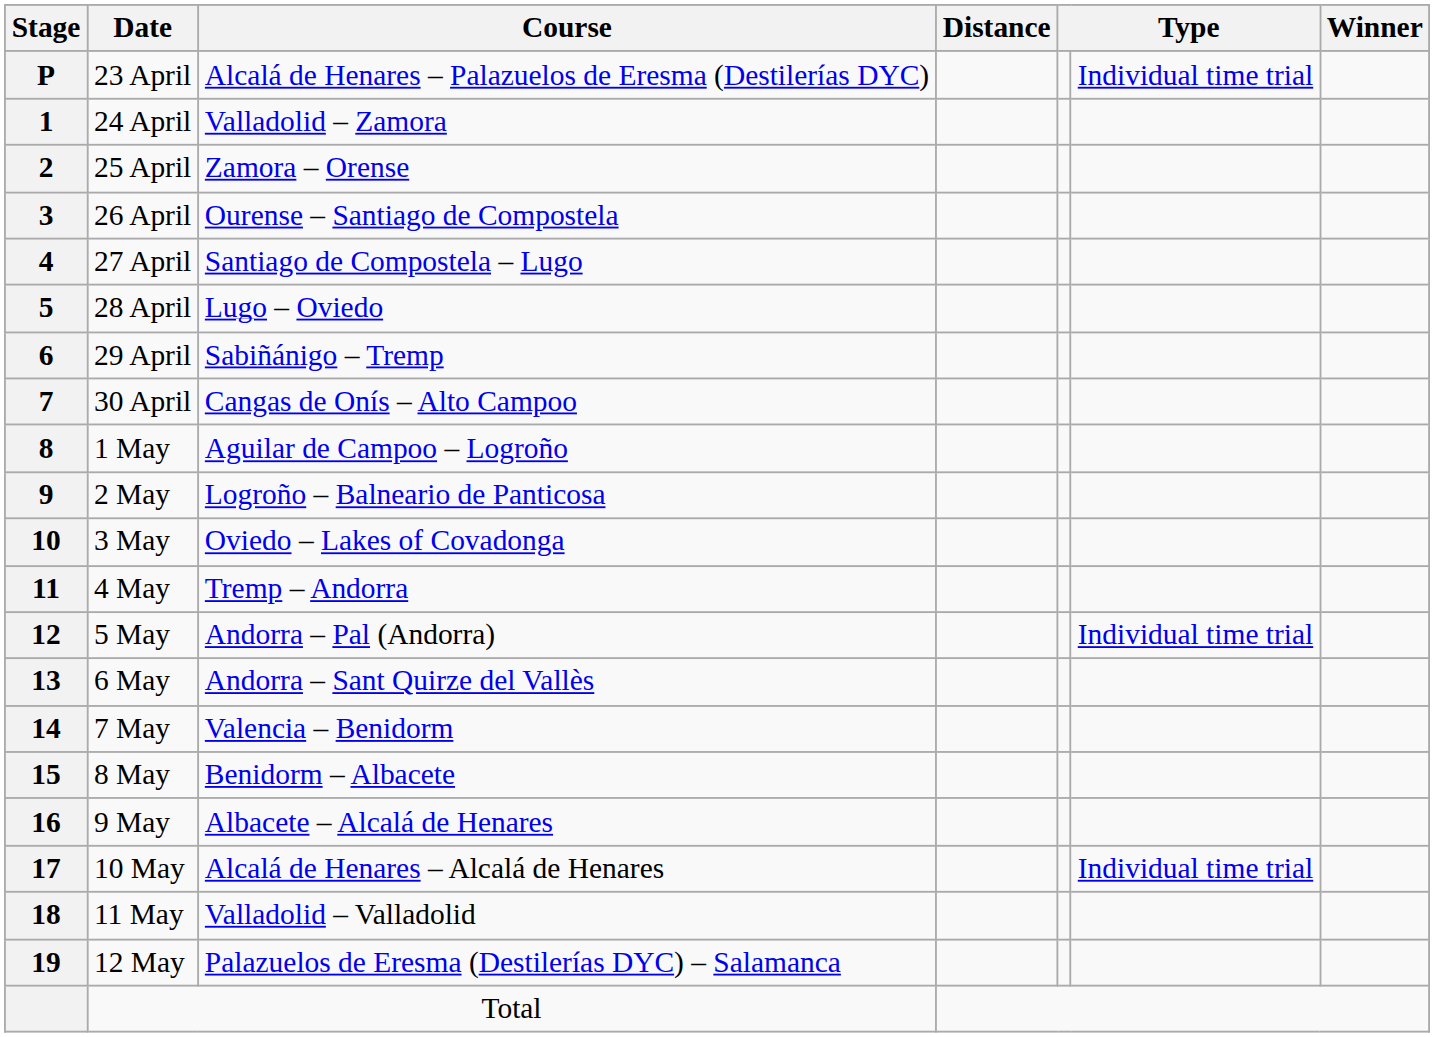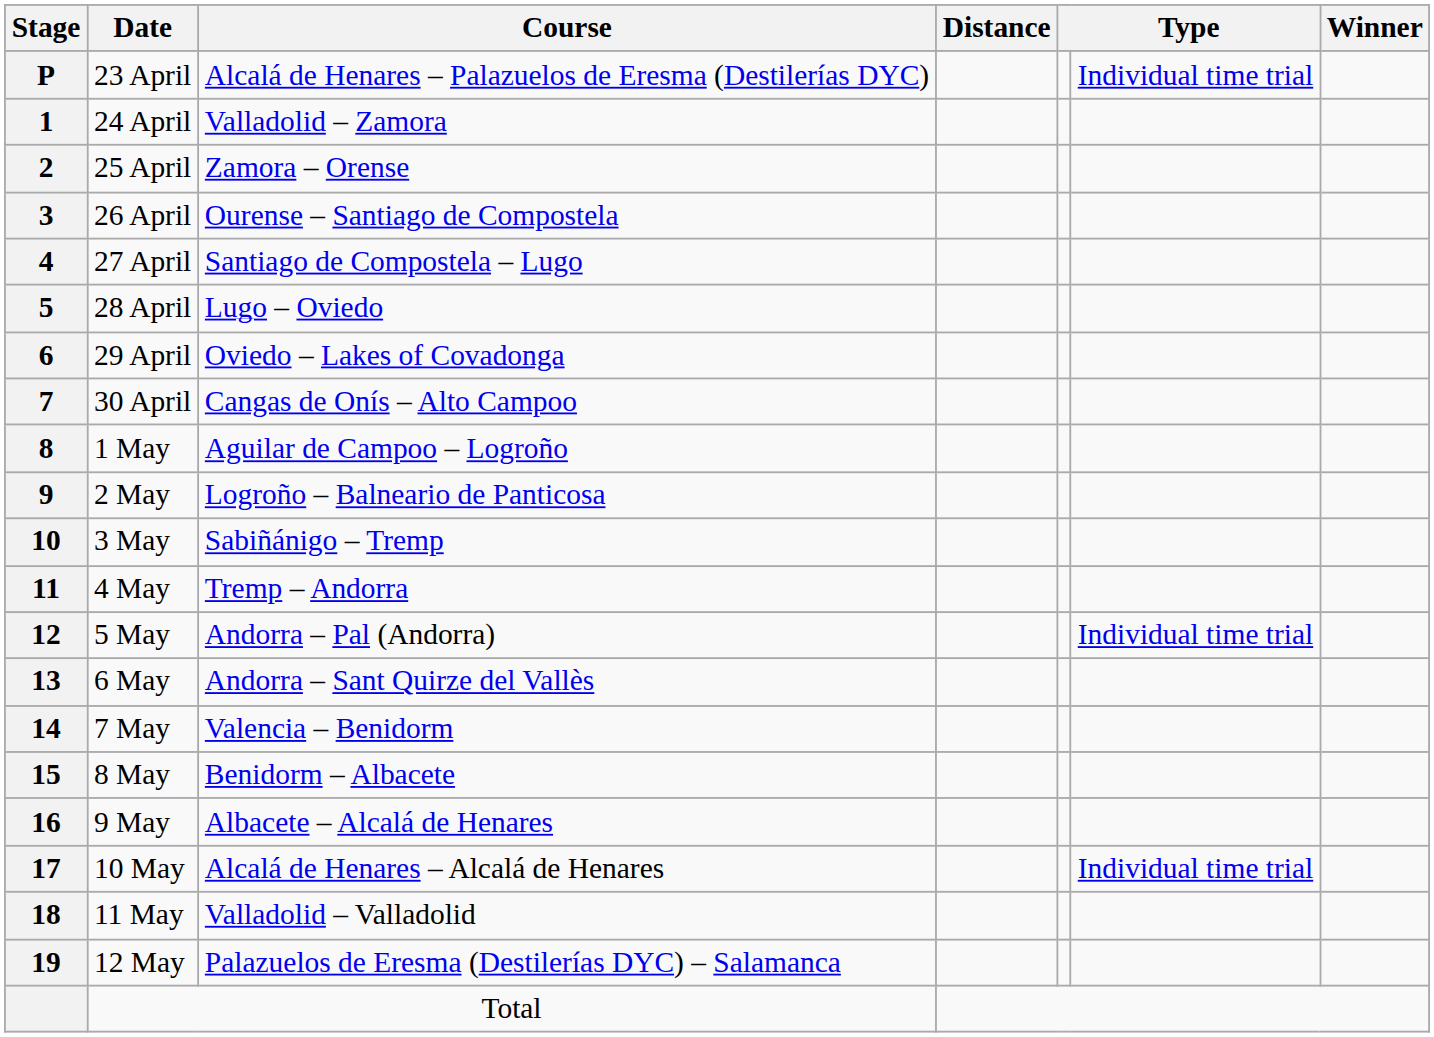(324, 354) Sabiñánigo – Tremp -> (385, 354) Oviedo – Lakes of Covadonga
(385, 541) Oviedo – Lakes of Covadonga -> (324, 541) Sabiñánigo – Tremp
